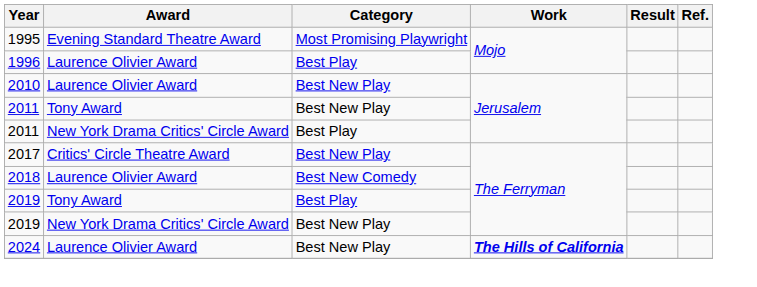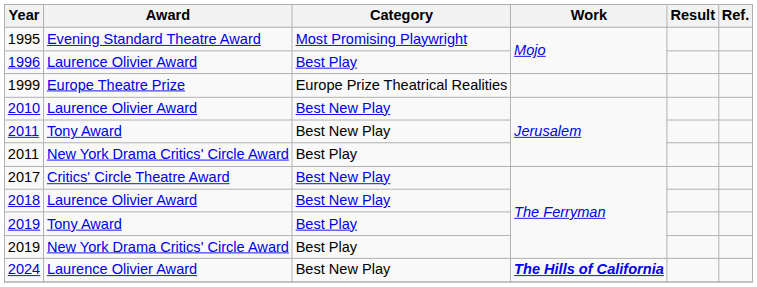+ row: (24, 85)
(356, 177) Best New Comedy -> (343, 200) Best New Play
(343, 223) Best New Play -> (326, 246) Best Play
